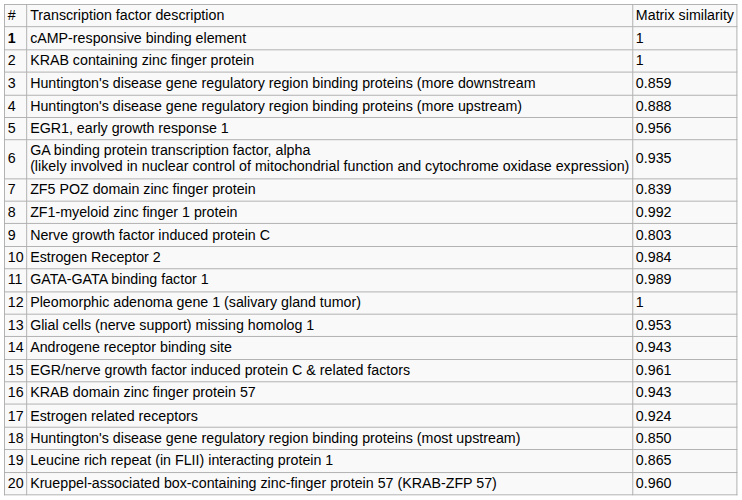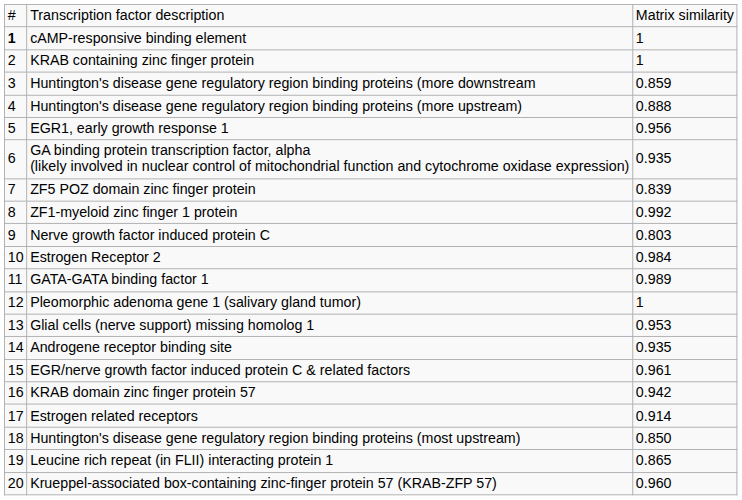(654, 347) 0.943 -> (654, 347) 0.935
(654, 393) 0.943 -> (654, 393) 0.942
(654, 415) 0.924 -> (654, 415) 0.914
